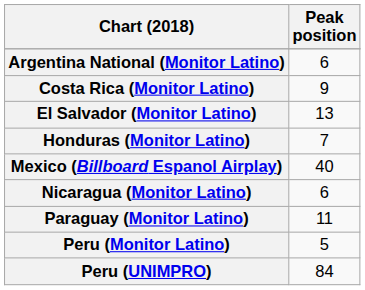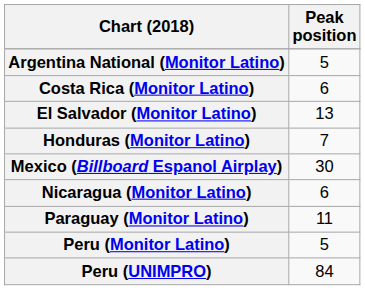(324, 62) 6 -> (324, 62) 5
(324, 88) 9 -> (324, 88) 6
(324, 166) 40 -> (324, 166) 30
